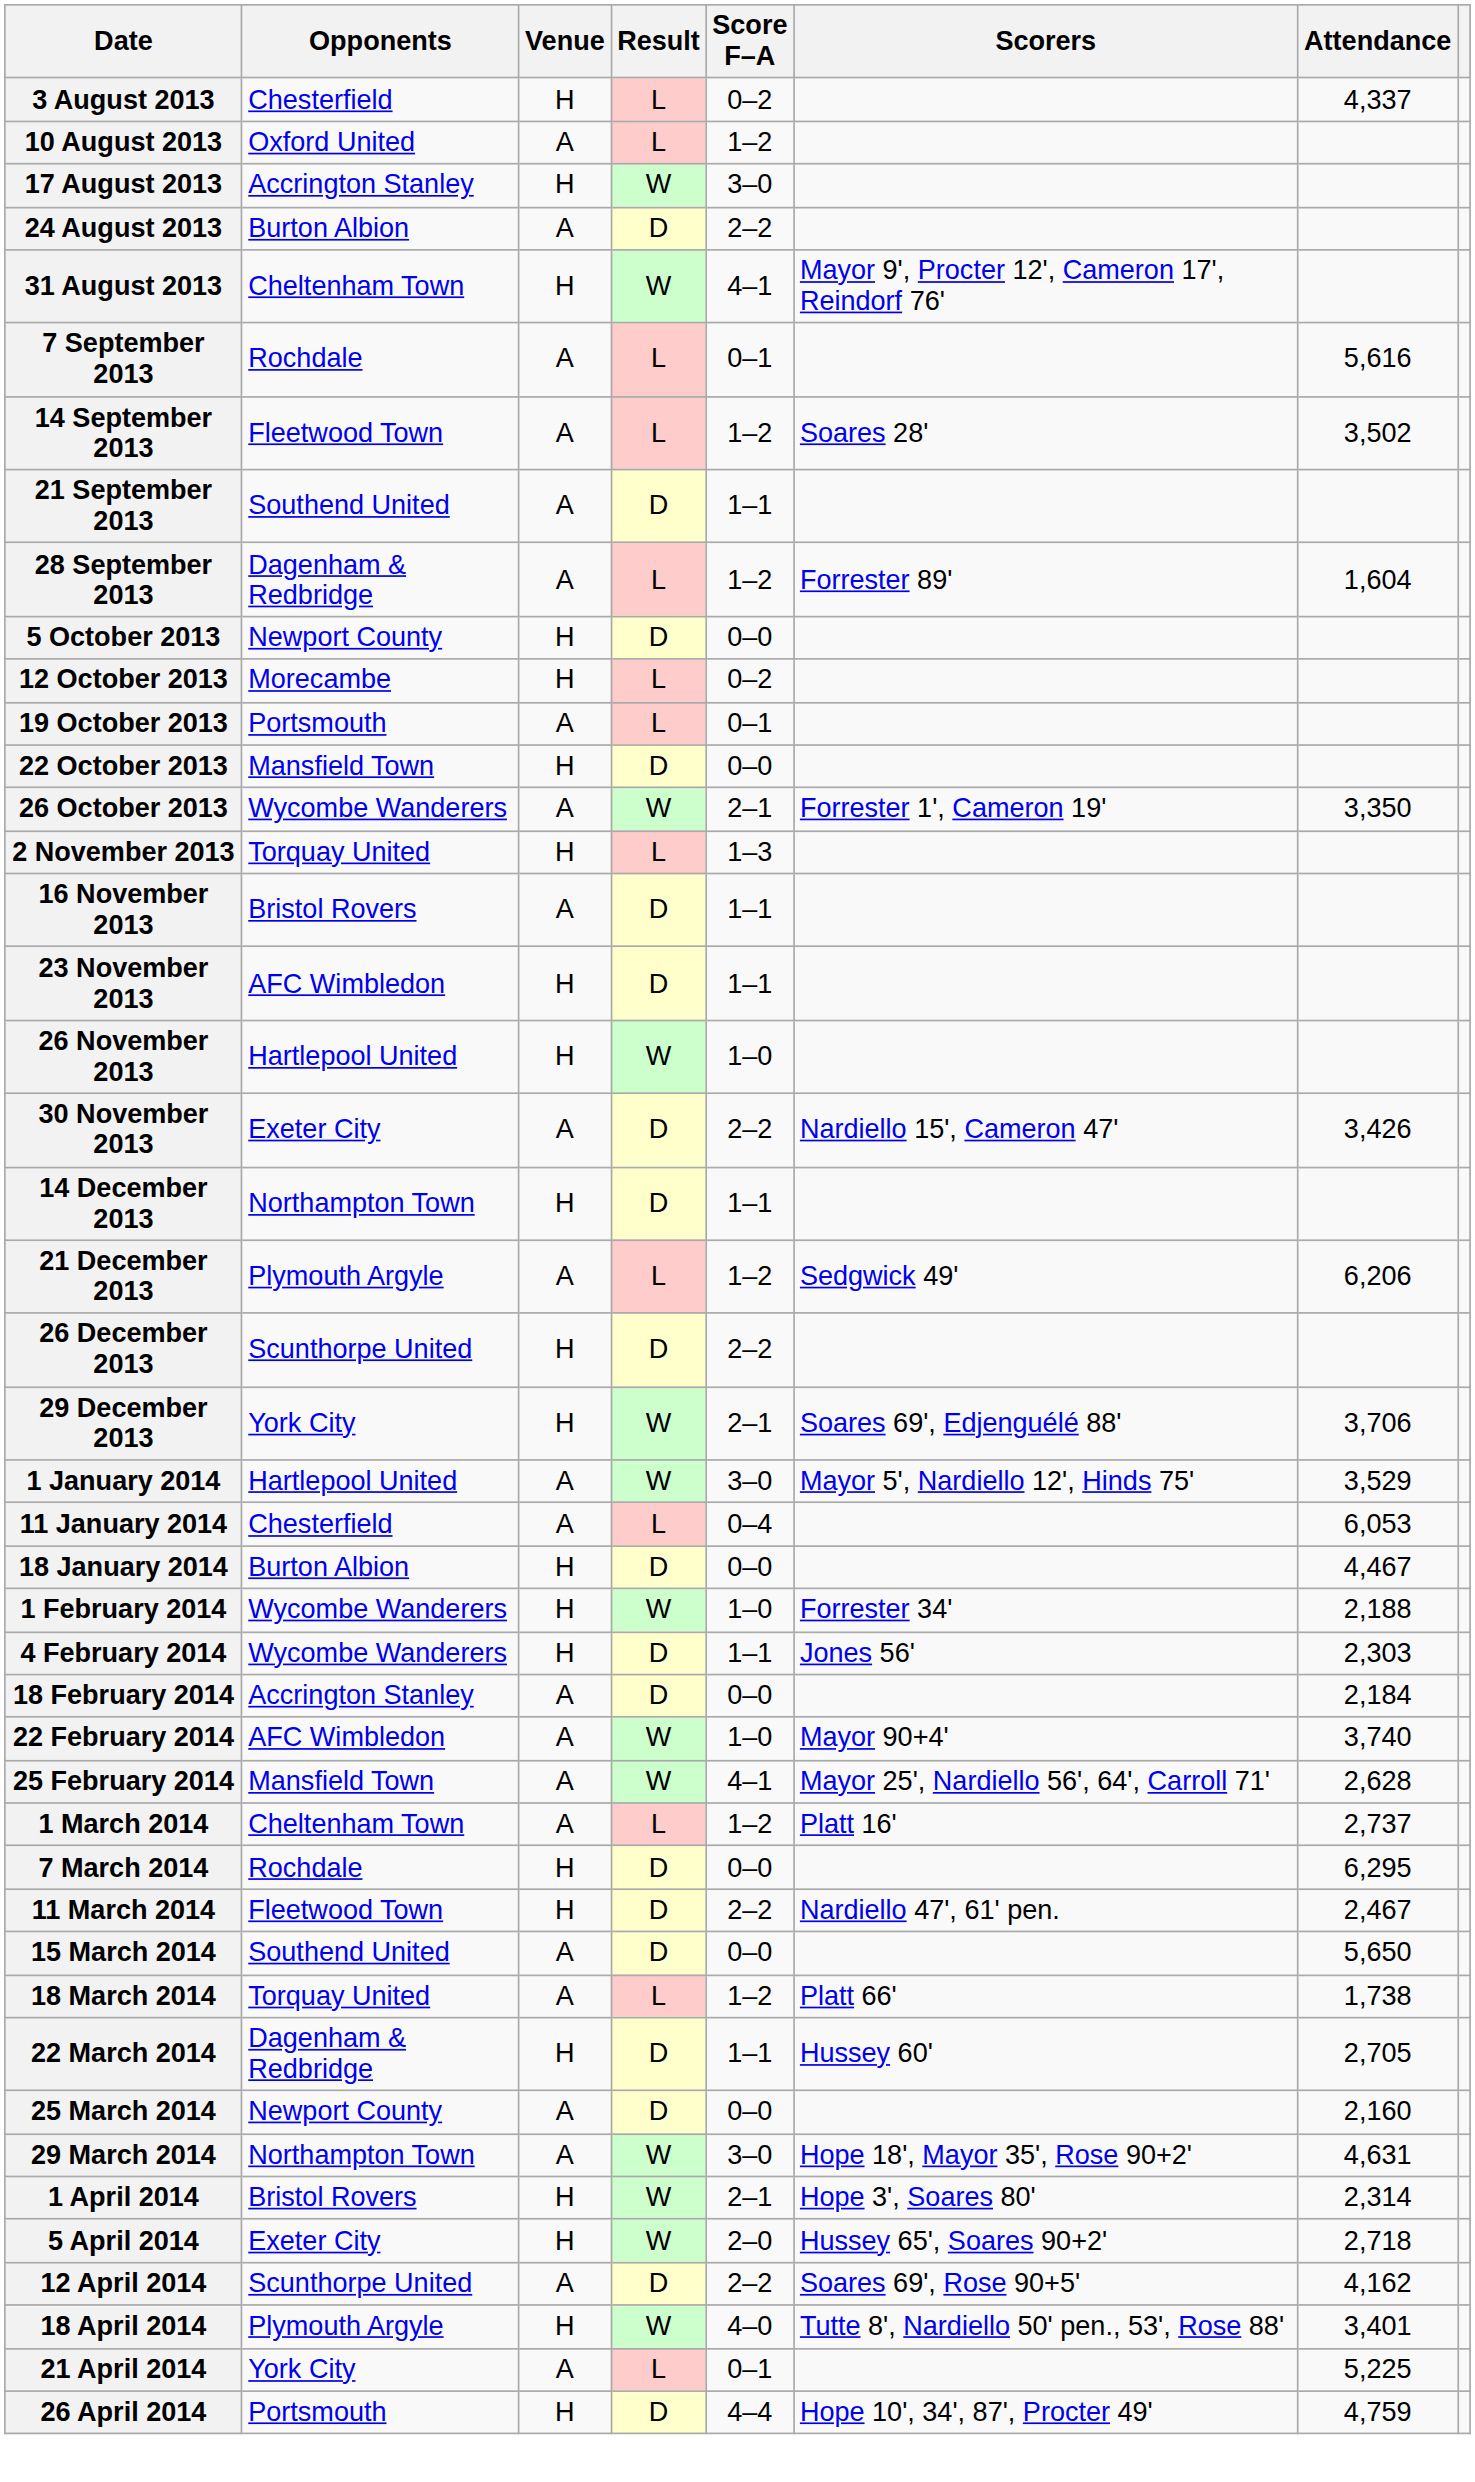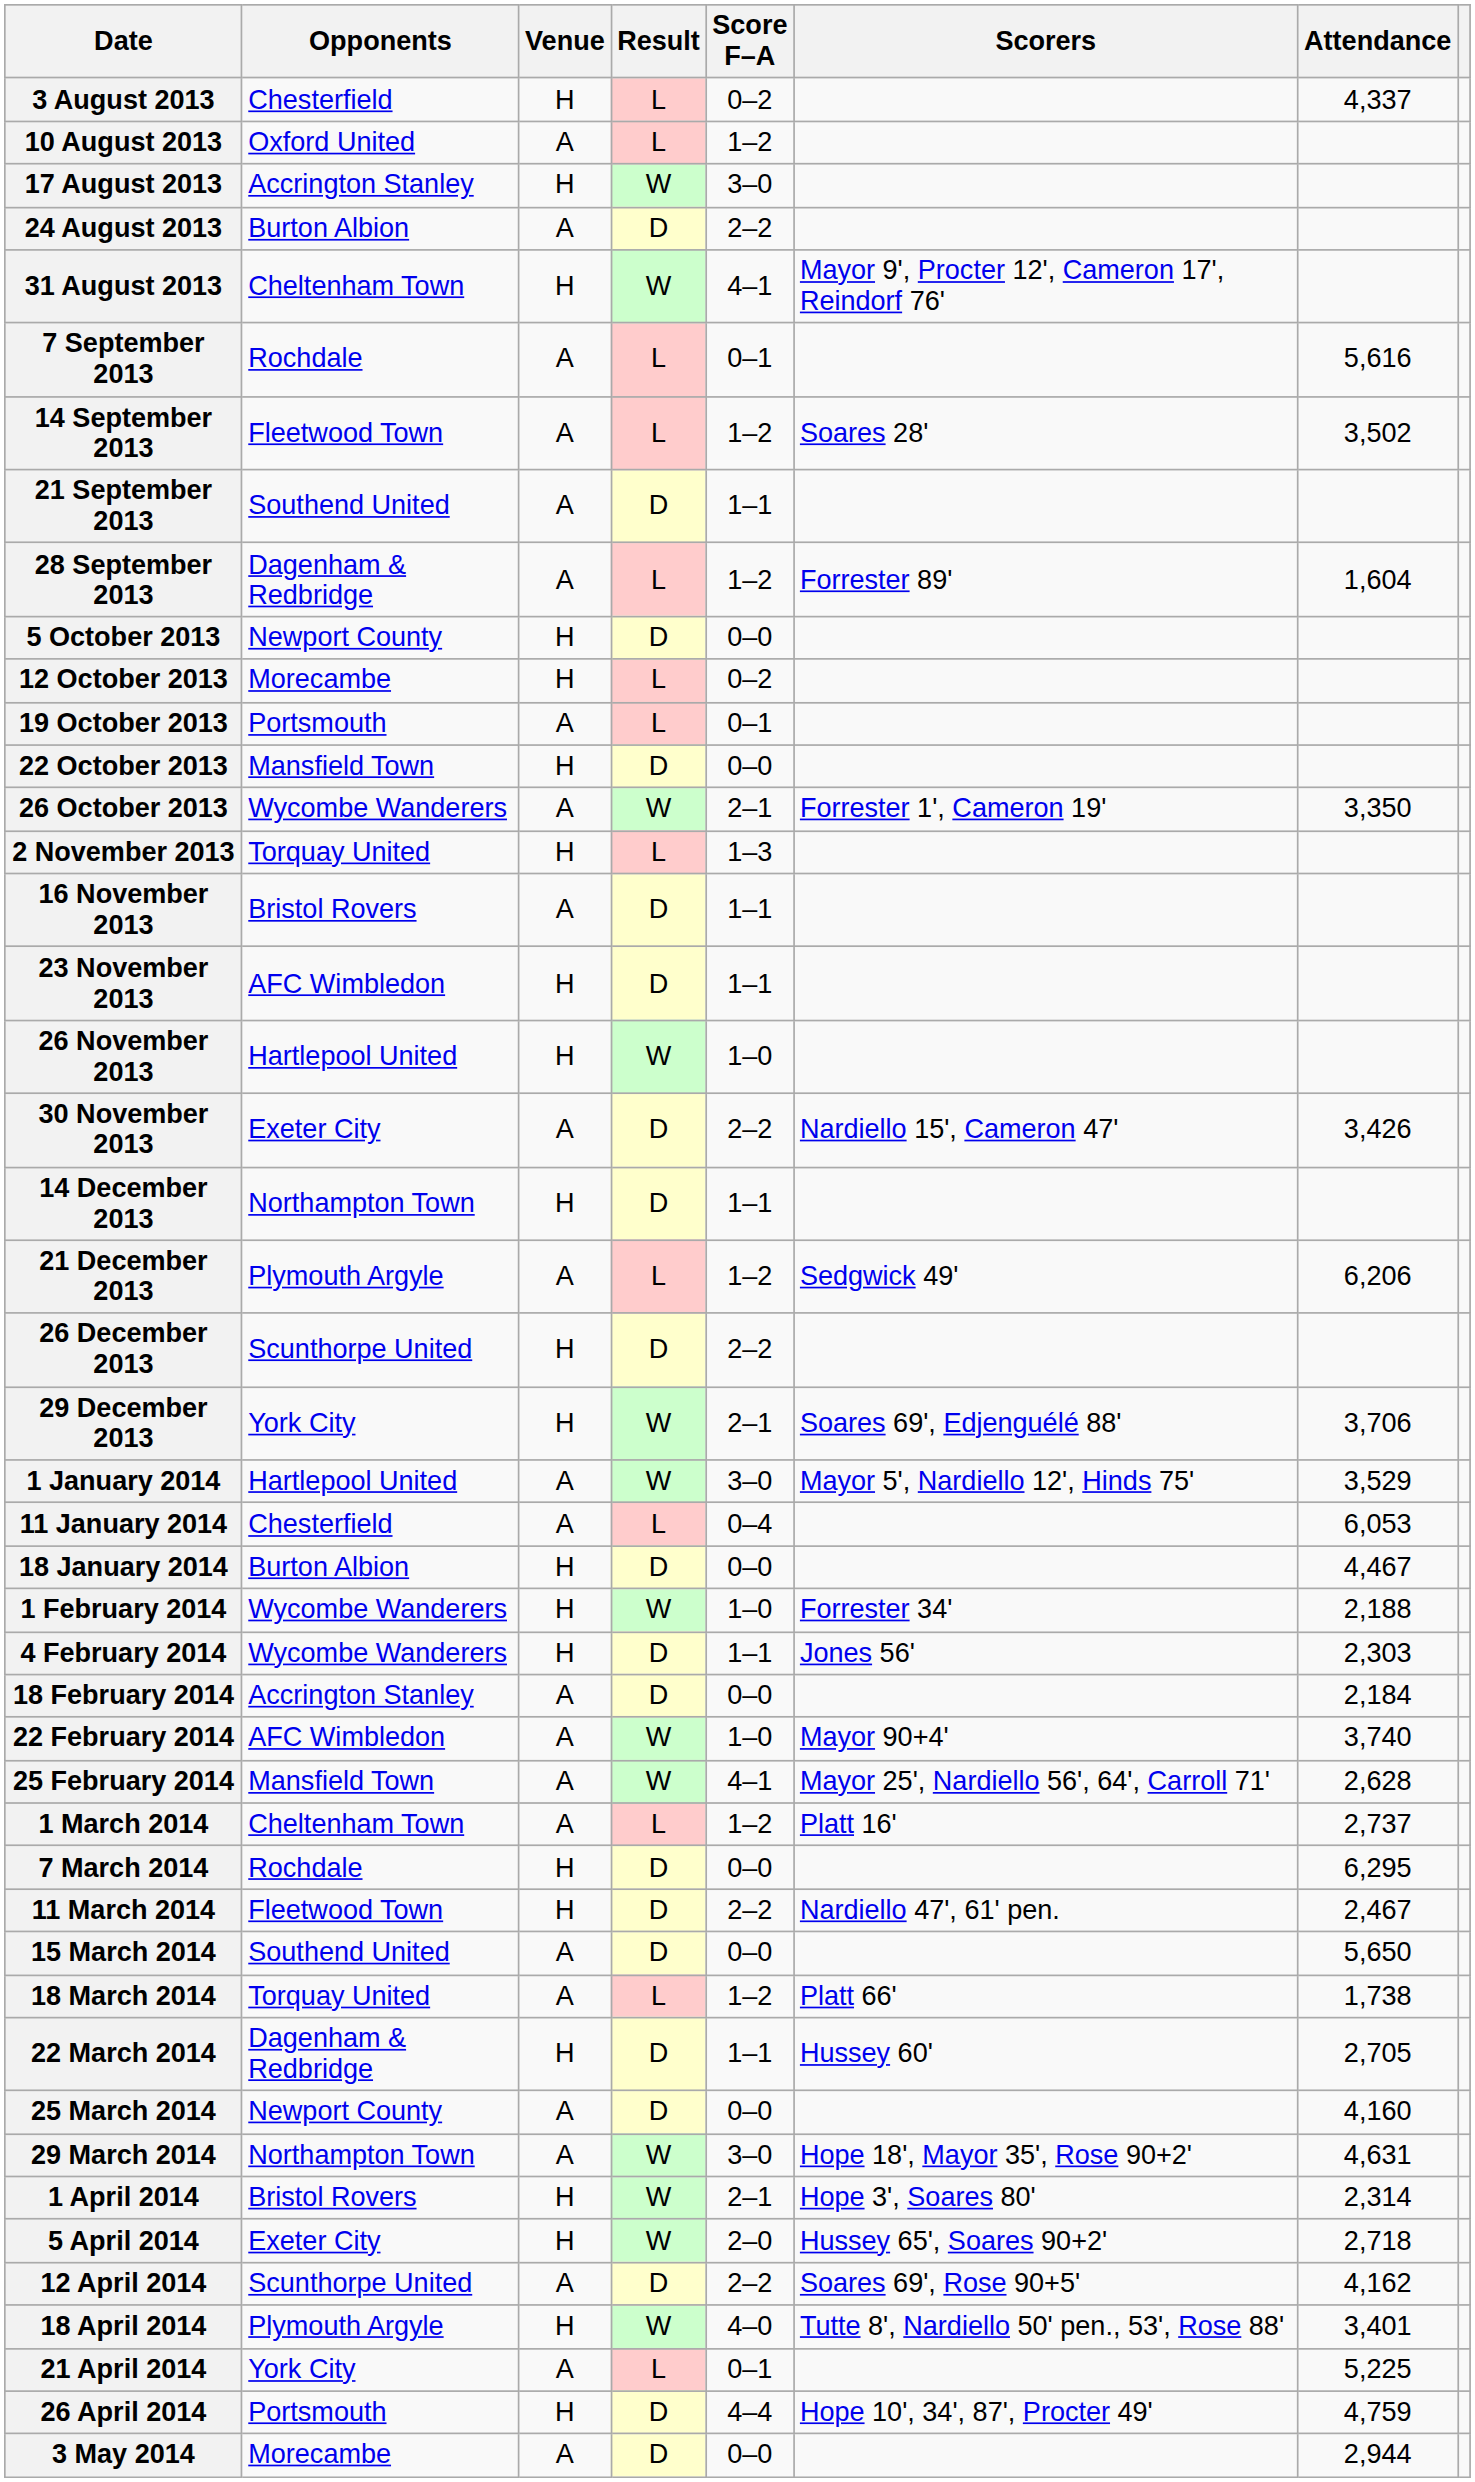(1378, 2111) 2,160 -> (1378, 2111) 4,160
+ row: (123, 2454)
